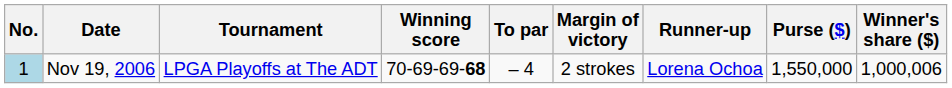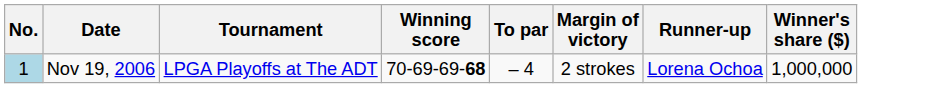- column: (812, 29)
(901, 69) 1,000,006 -> (812, 69) 1,000,000
